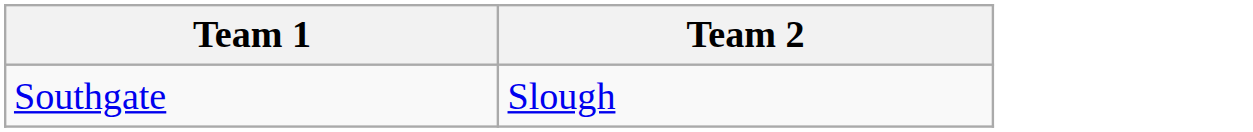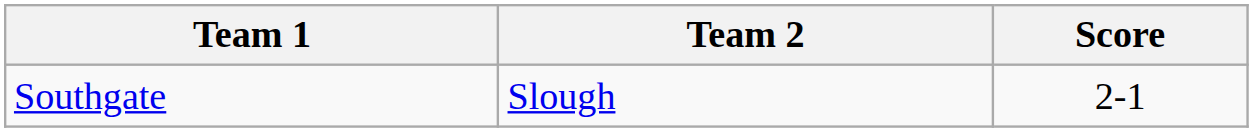+ column: (1120, 34)
